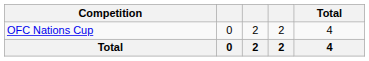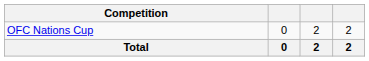- column: (329, 13)
